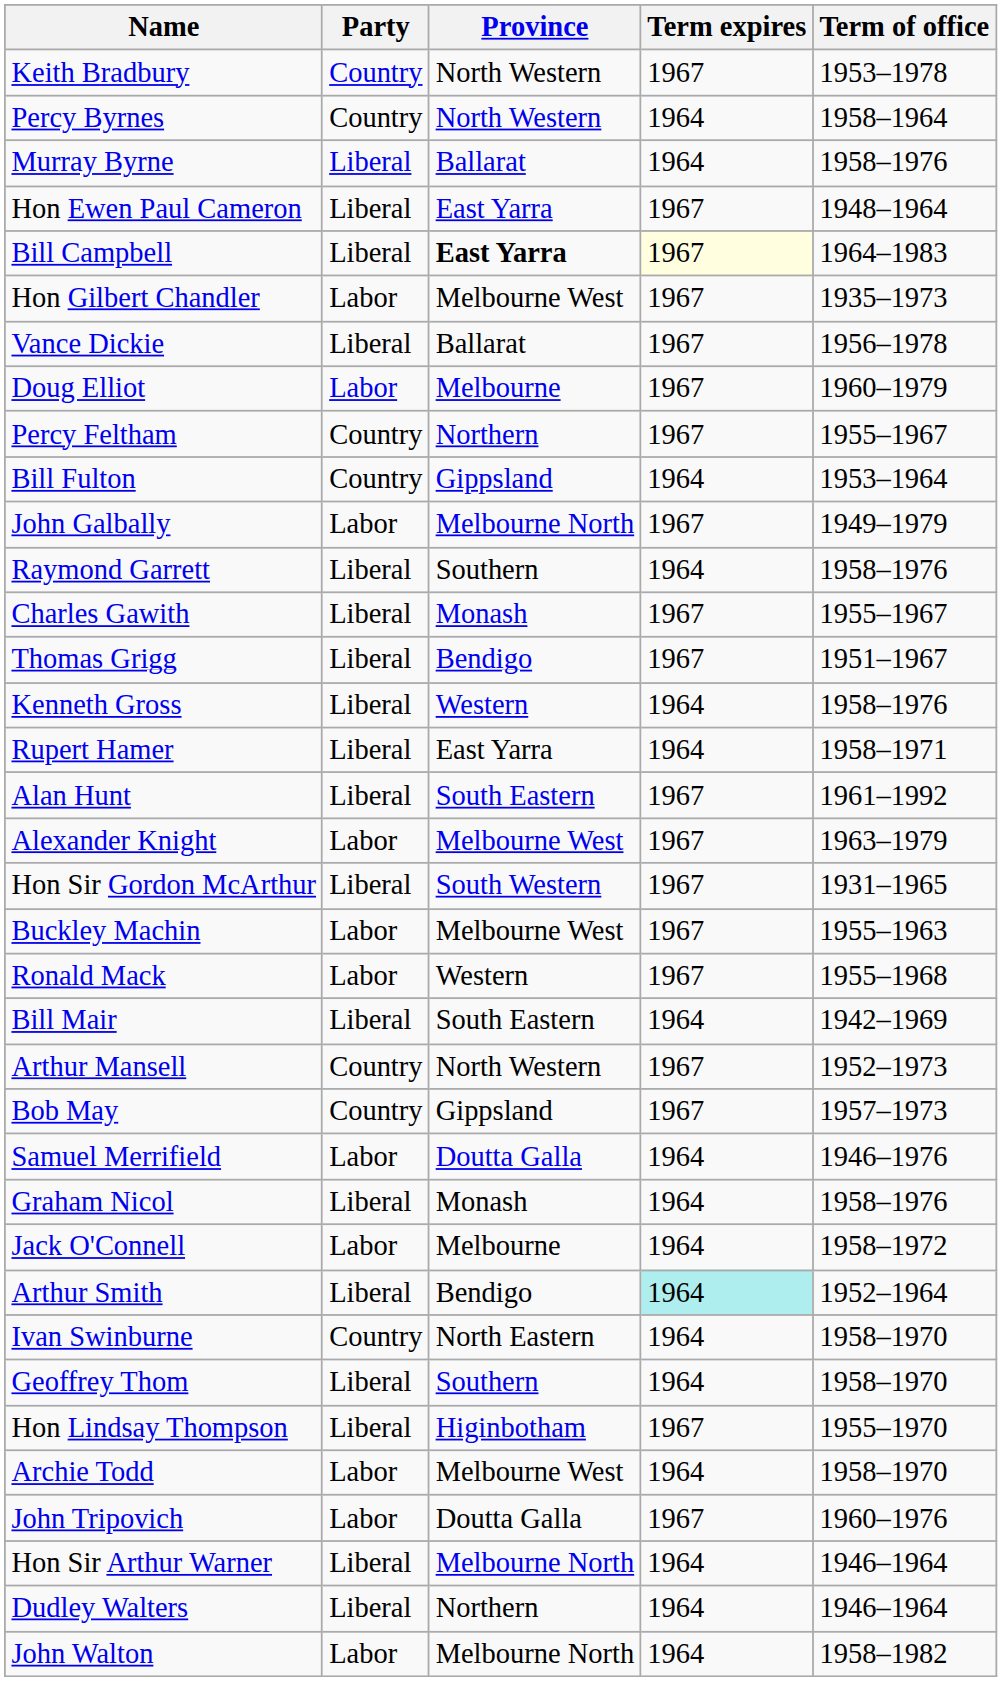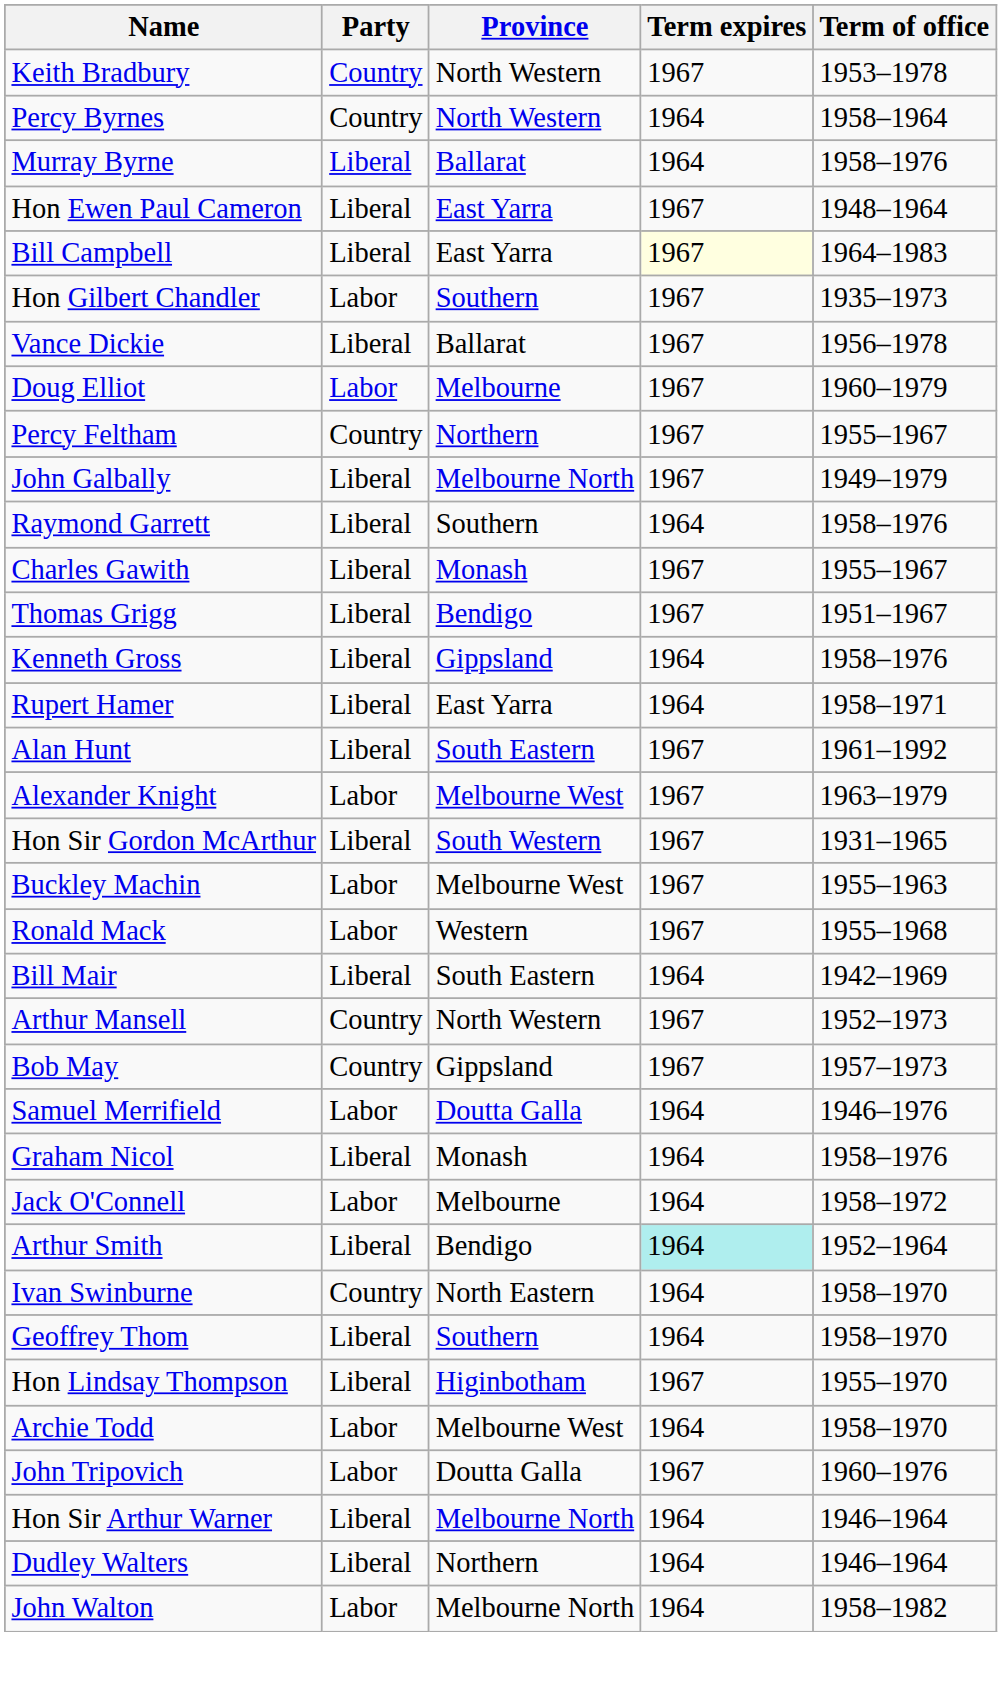(501, 252) bold -> (494, 252) normal
(530, 298) Melbourne West -> (487, 298) Southern
- row: (74, 478)
(363, 523) Labor -> (370, 478) Liberal
(482, 704) Western -> (494, 659) Gippsland
